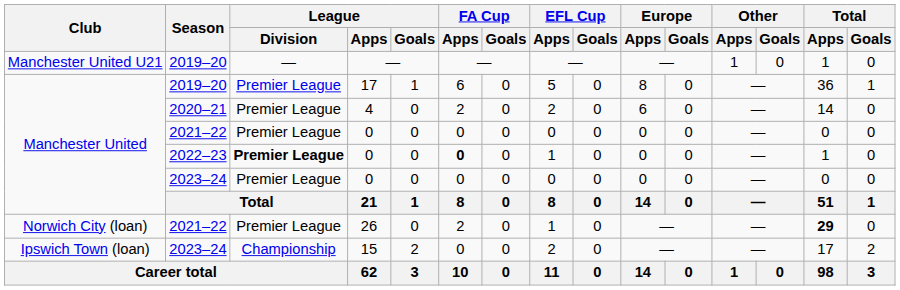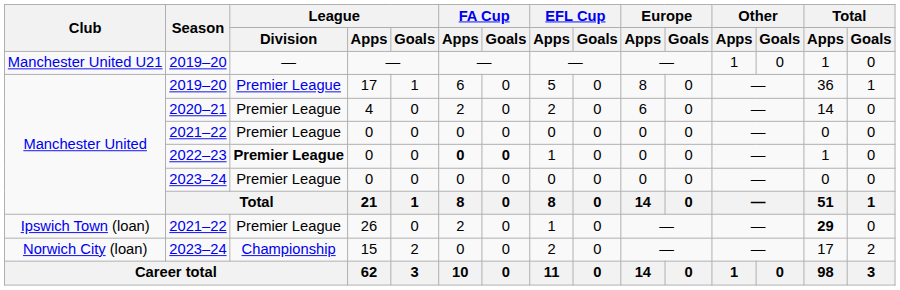(506, 156) normal -> (506, 156) bold
(85, 226) Norwich City (loan) -> (85, 226) Ipswich Town (loan)
(85, 249) Ipswich Town (loan) -> (85, 249) Norwich City (loan)
